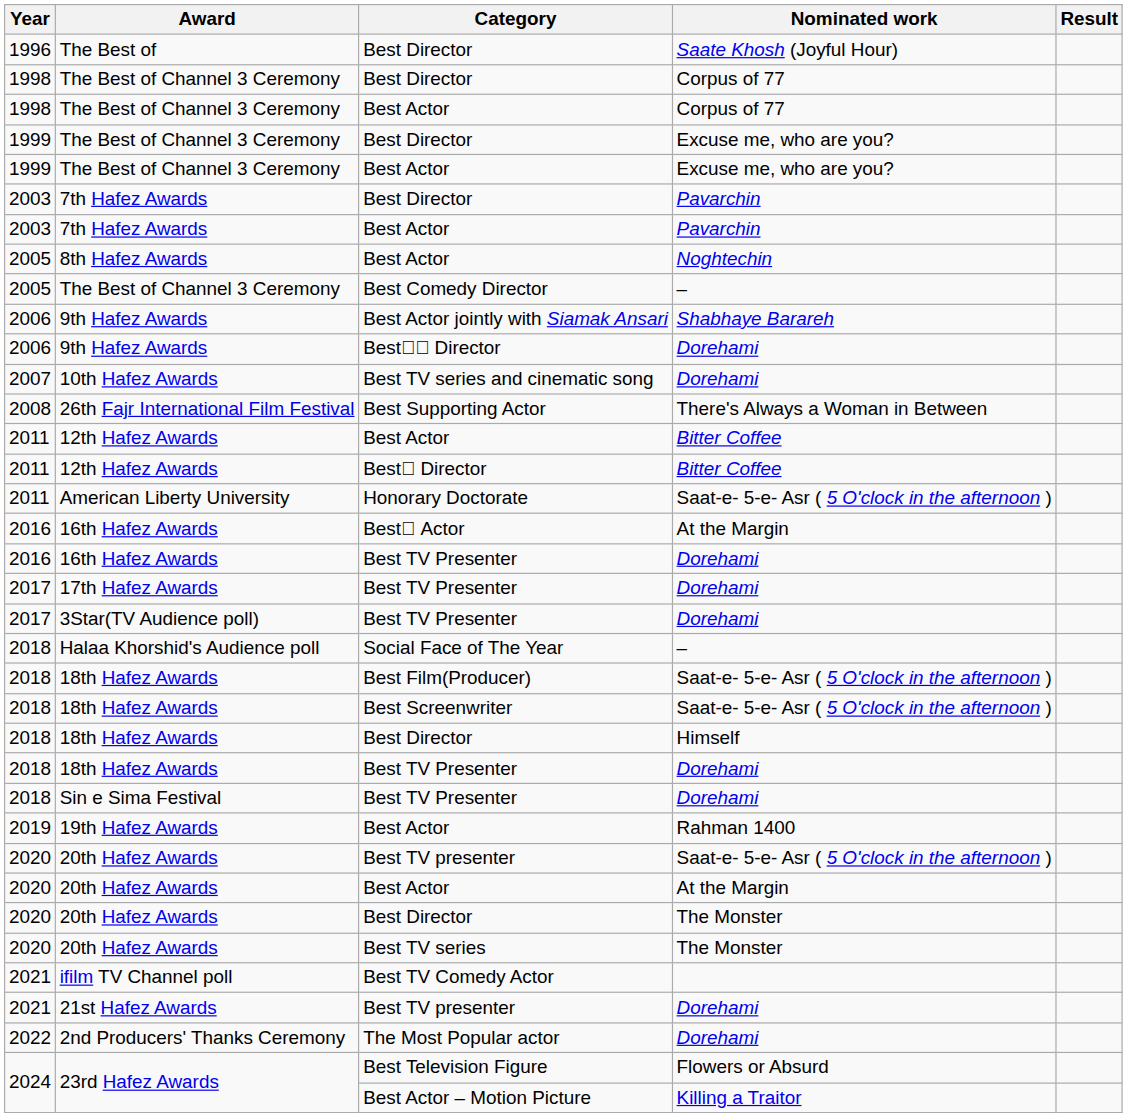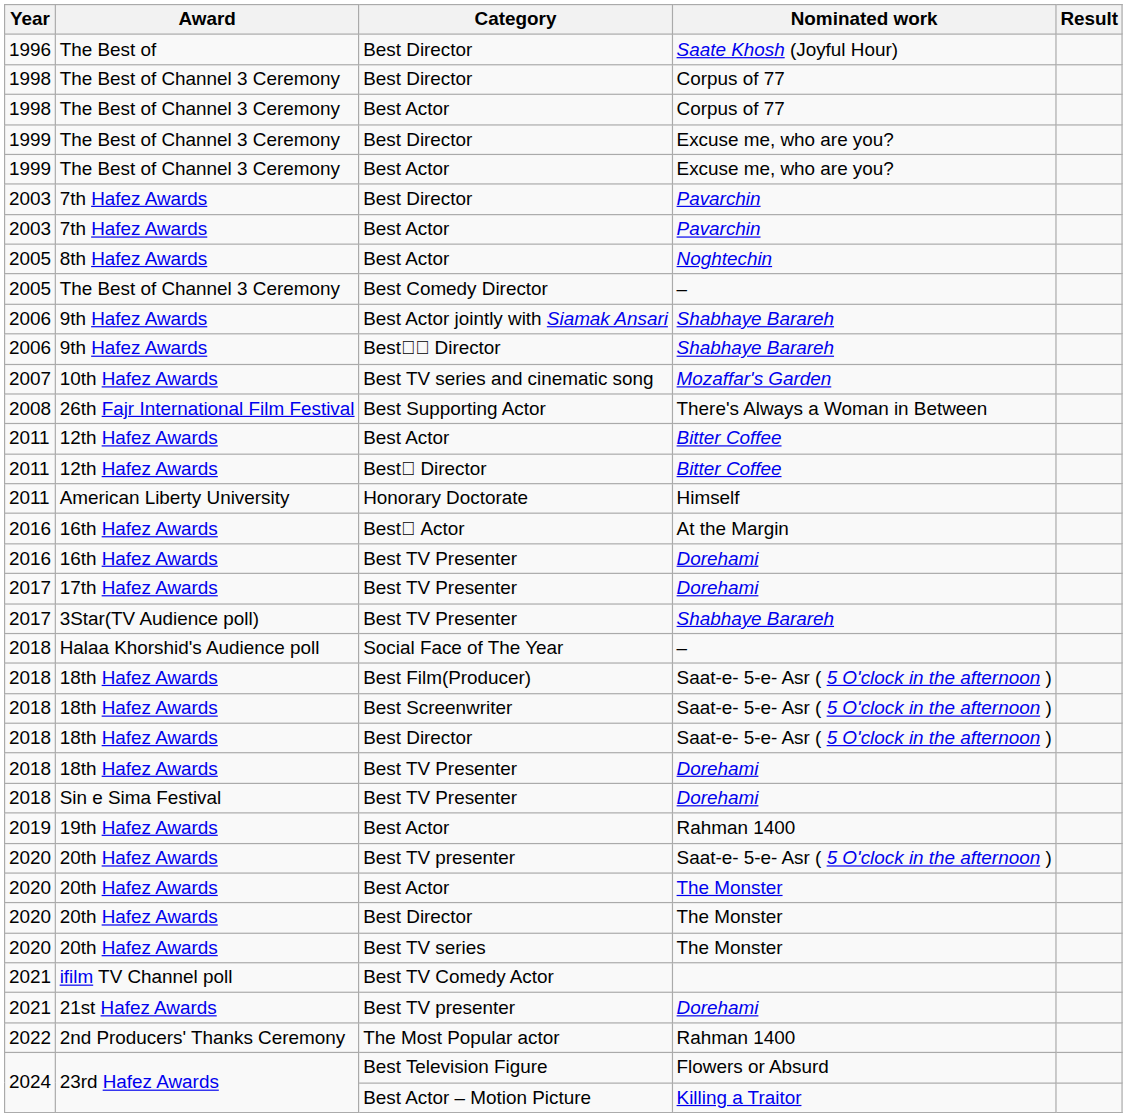(718, 348) Dorehami -> (755, 348) Shabhaye Barareh
(718, 378) Dorehami -> (754, 378) Mozaffar's Garden
(864, 498) Saat-e- 5-e- Asr ( 5 O'clock in the afternoon ) -> (708, 498) Himself
(718, 618) Dorehami -> (755, 618) Shabhaye Barareh
(708, 738) Himself -> (864, 738) Saat-e- 5-e- Asr ( 5 O'clock in the afternoon )
(733, 887) At the Margin -> (730, 887) The Monster
(718, 1037) Dorehami -> (736, 1037) Rahman 1400
